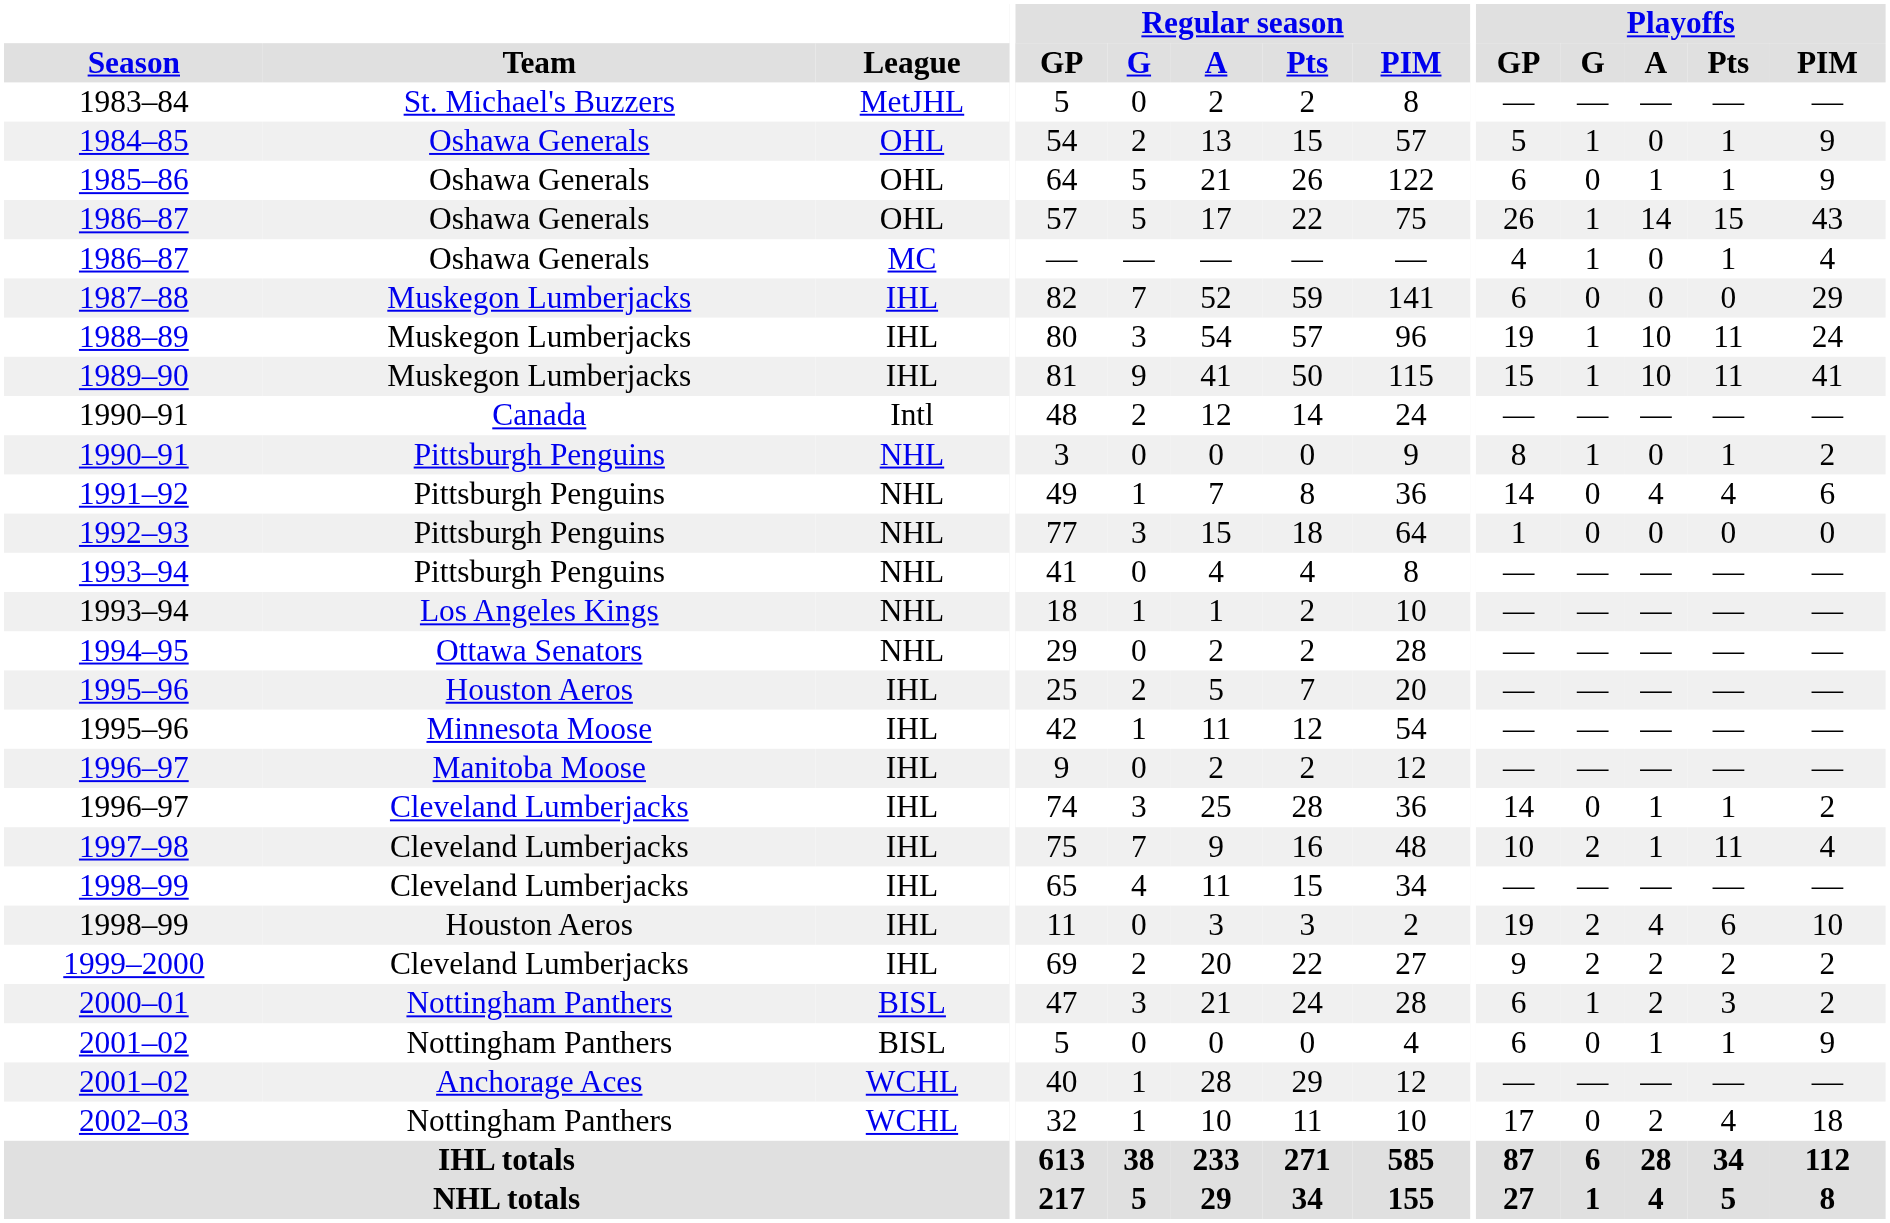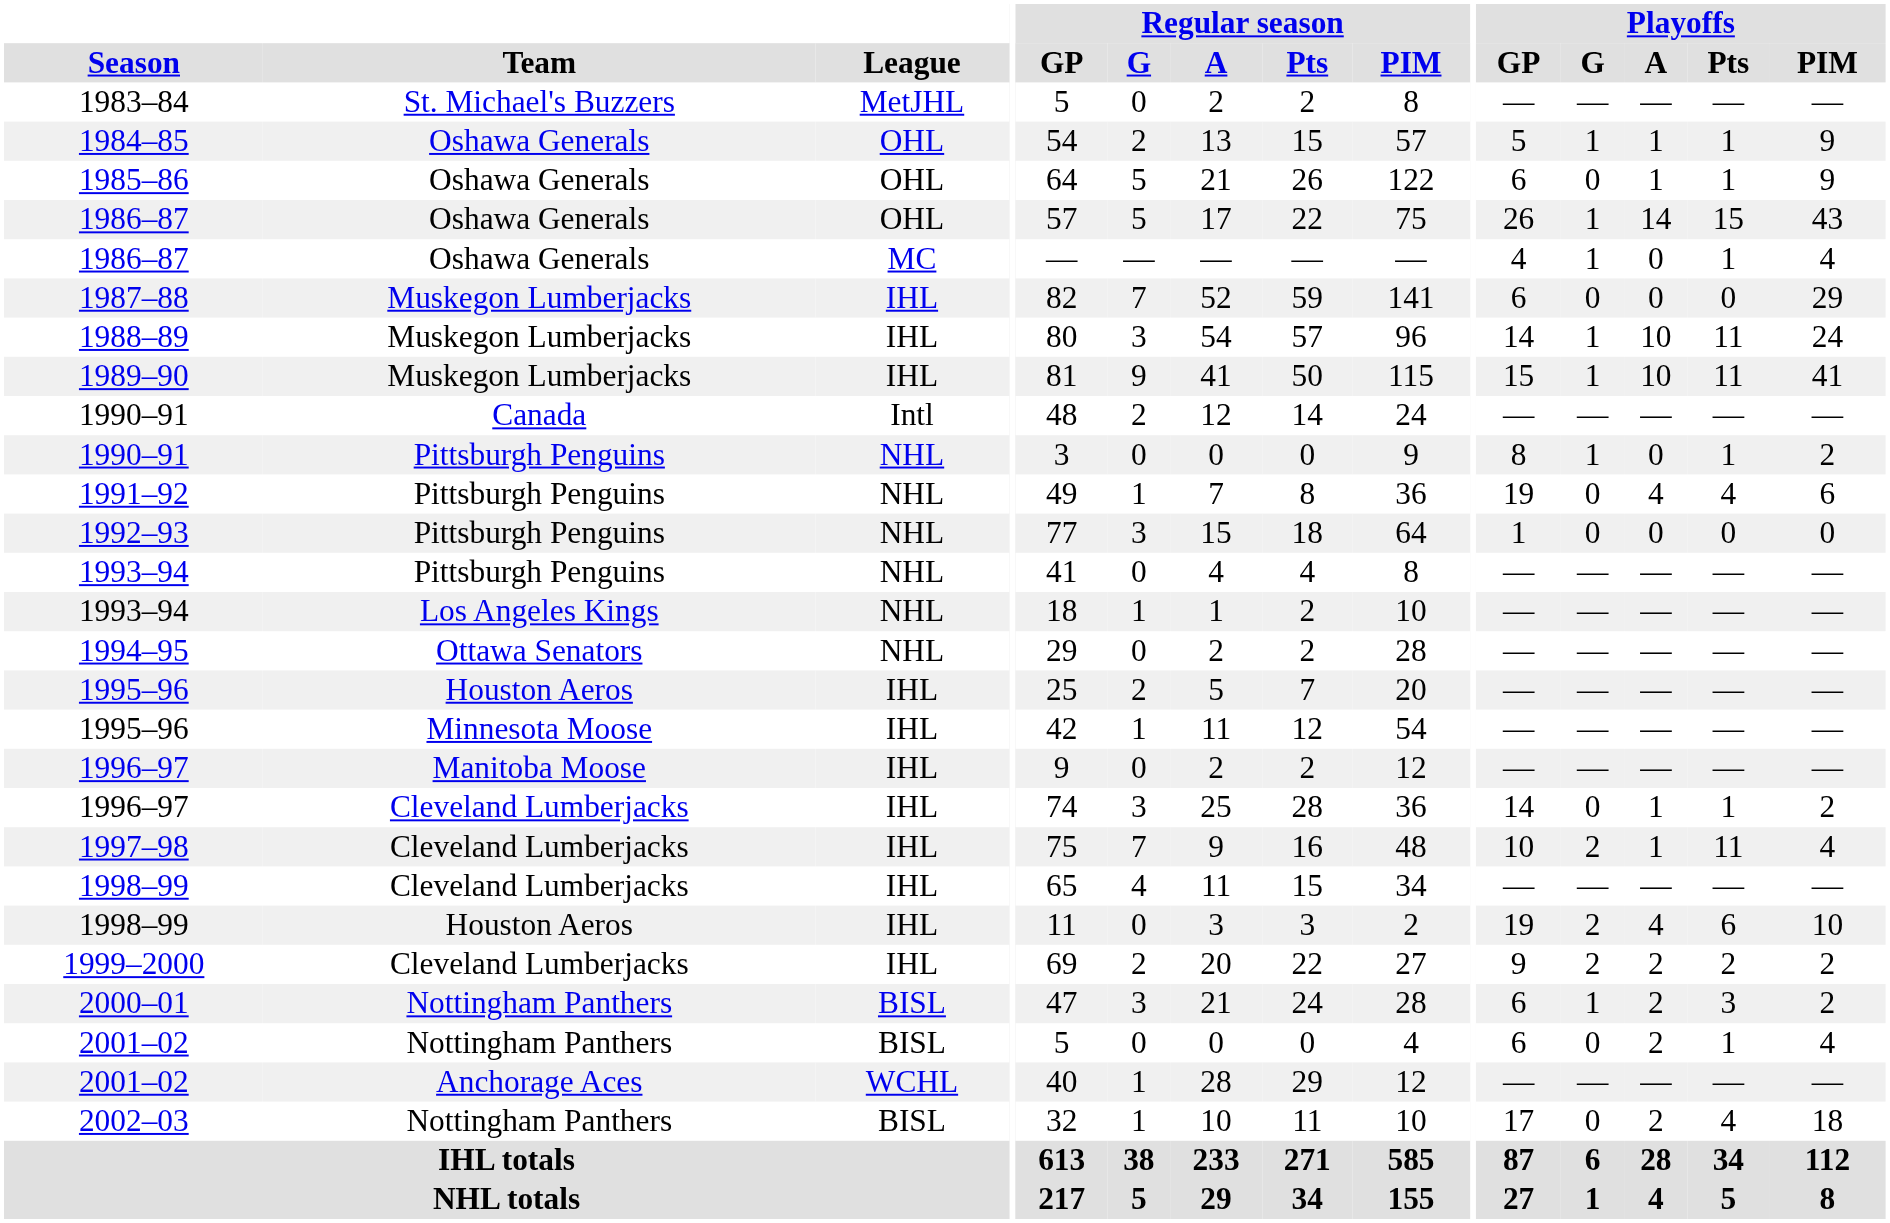(1656, 140) 0 -> (1656, 140) 1
(1519, 336) 19 -> (1519, 336) 14
(1519, 493) 14 -> (1519, 493) 19
(1656, 1042) 1 -> (1656, 1042) 2
(1827, 1042) 9 -> (1827, 1042) 4
(912, 1120) WCHL -> (912, 1120) BISL
